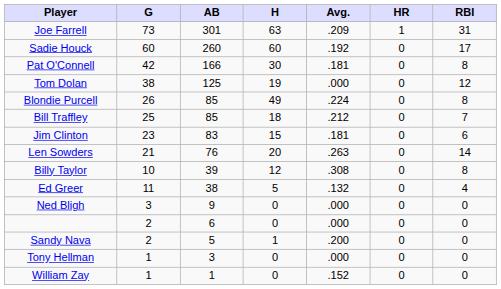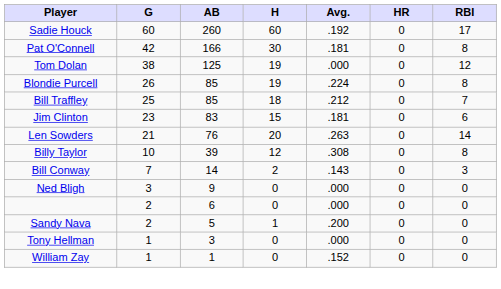- row: (61, 30)
(275, 100) 49 -> (275, 83) 19
- row: (61, 188)
+ row: (61, 170)
